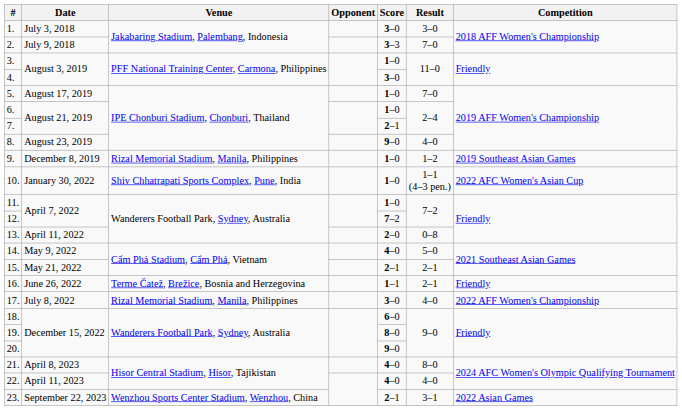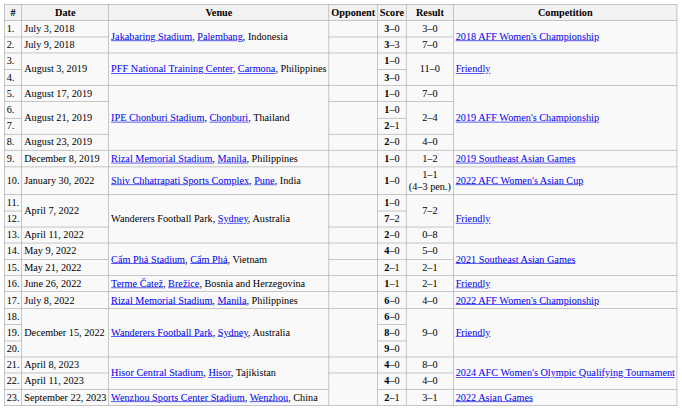(392, 142) 9–0 -> (392, 142) 2–0
(392, 300) 3–0 -> (392, 300) 6–0
